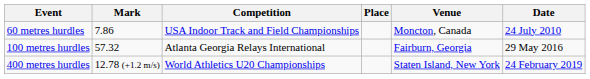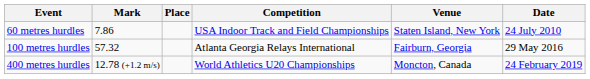columns swapped: (376, 13) <-> (262, 13)
(433, 30) Moncton, Canada -> (447, 30) Staten Island, New York
(447, 64) Staten Island, New York -> (433, 64) Moncton, Canada
